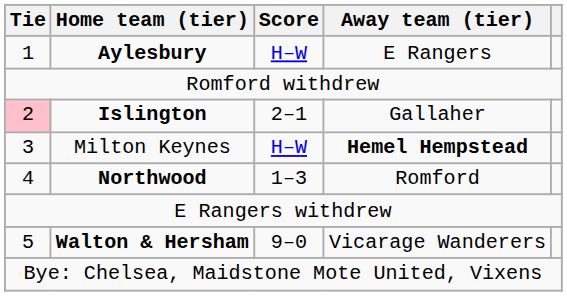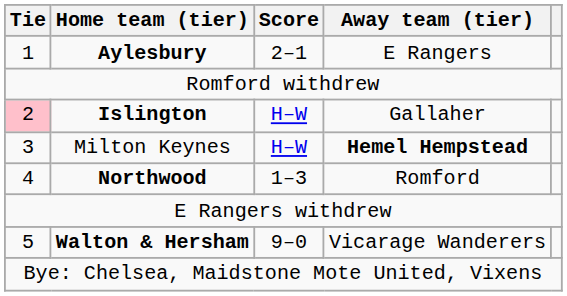(289, 52) H–W -> (289, 52) 2–1
(289, 116) 2–1 -> (289, 116) H–W
